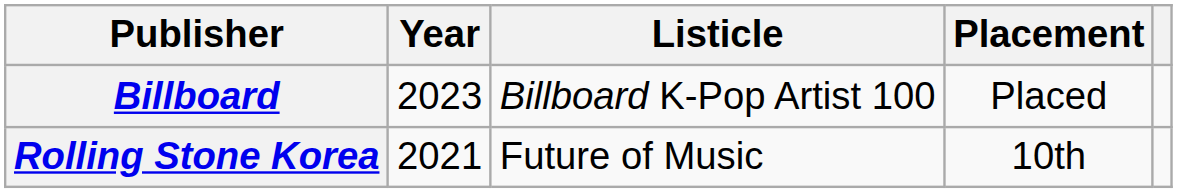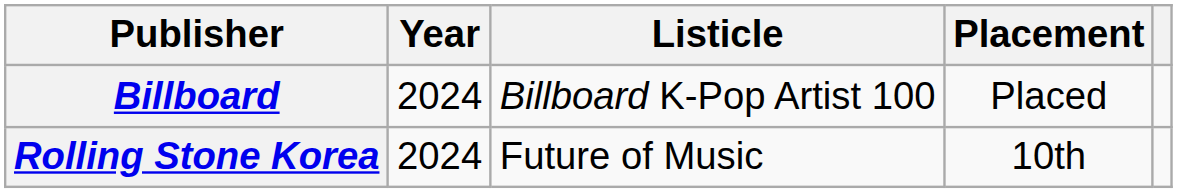(440, 95) 2023 -> (440, 95) 2024
(440, 156) 2021 -> (440, 156) 2024
